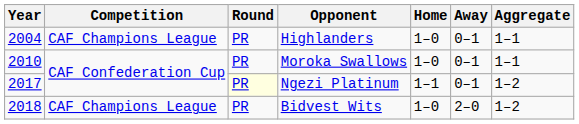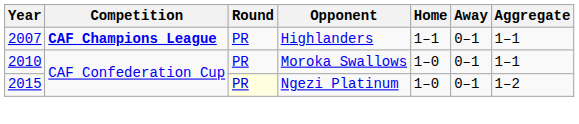(25, 39) 2004 -> (25, 39) 2007
(133, 39) normal -> (133, 39) bold
(426, 39) 1–0 -> (426, 39) 1–1
(25, 85) 2017 -> (25, 85) 2015
(426, 85) 1–1 -> (426, 85) 1–0
- row: (331, 108)
